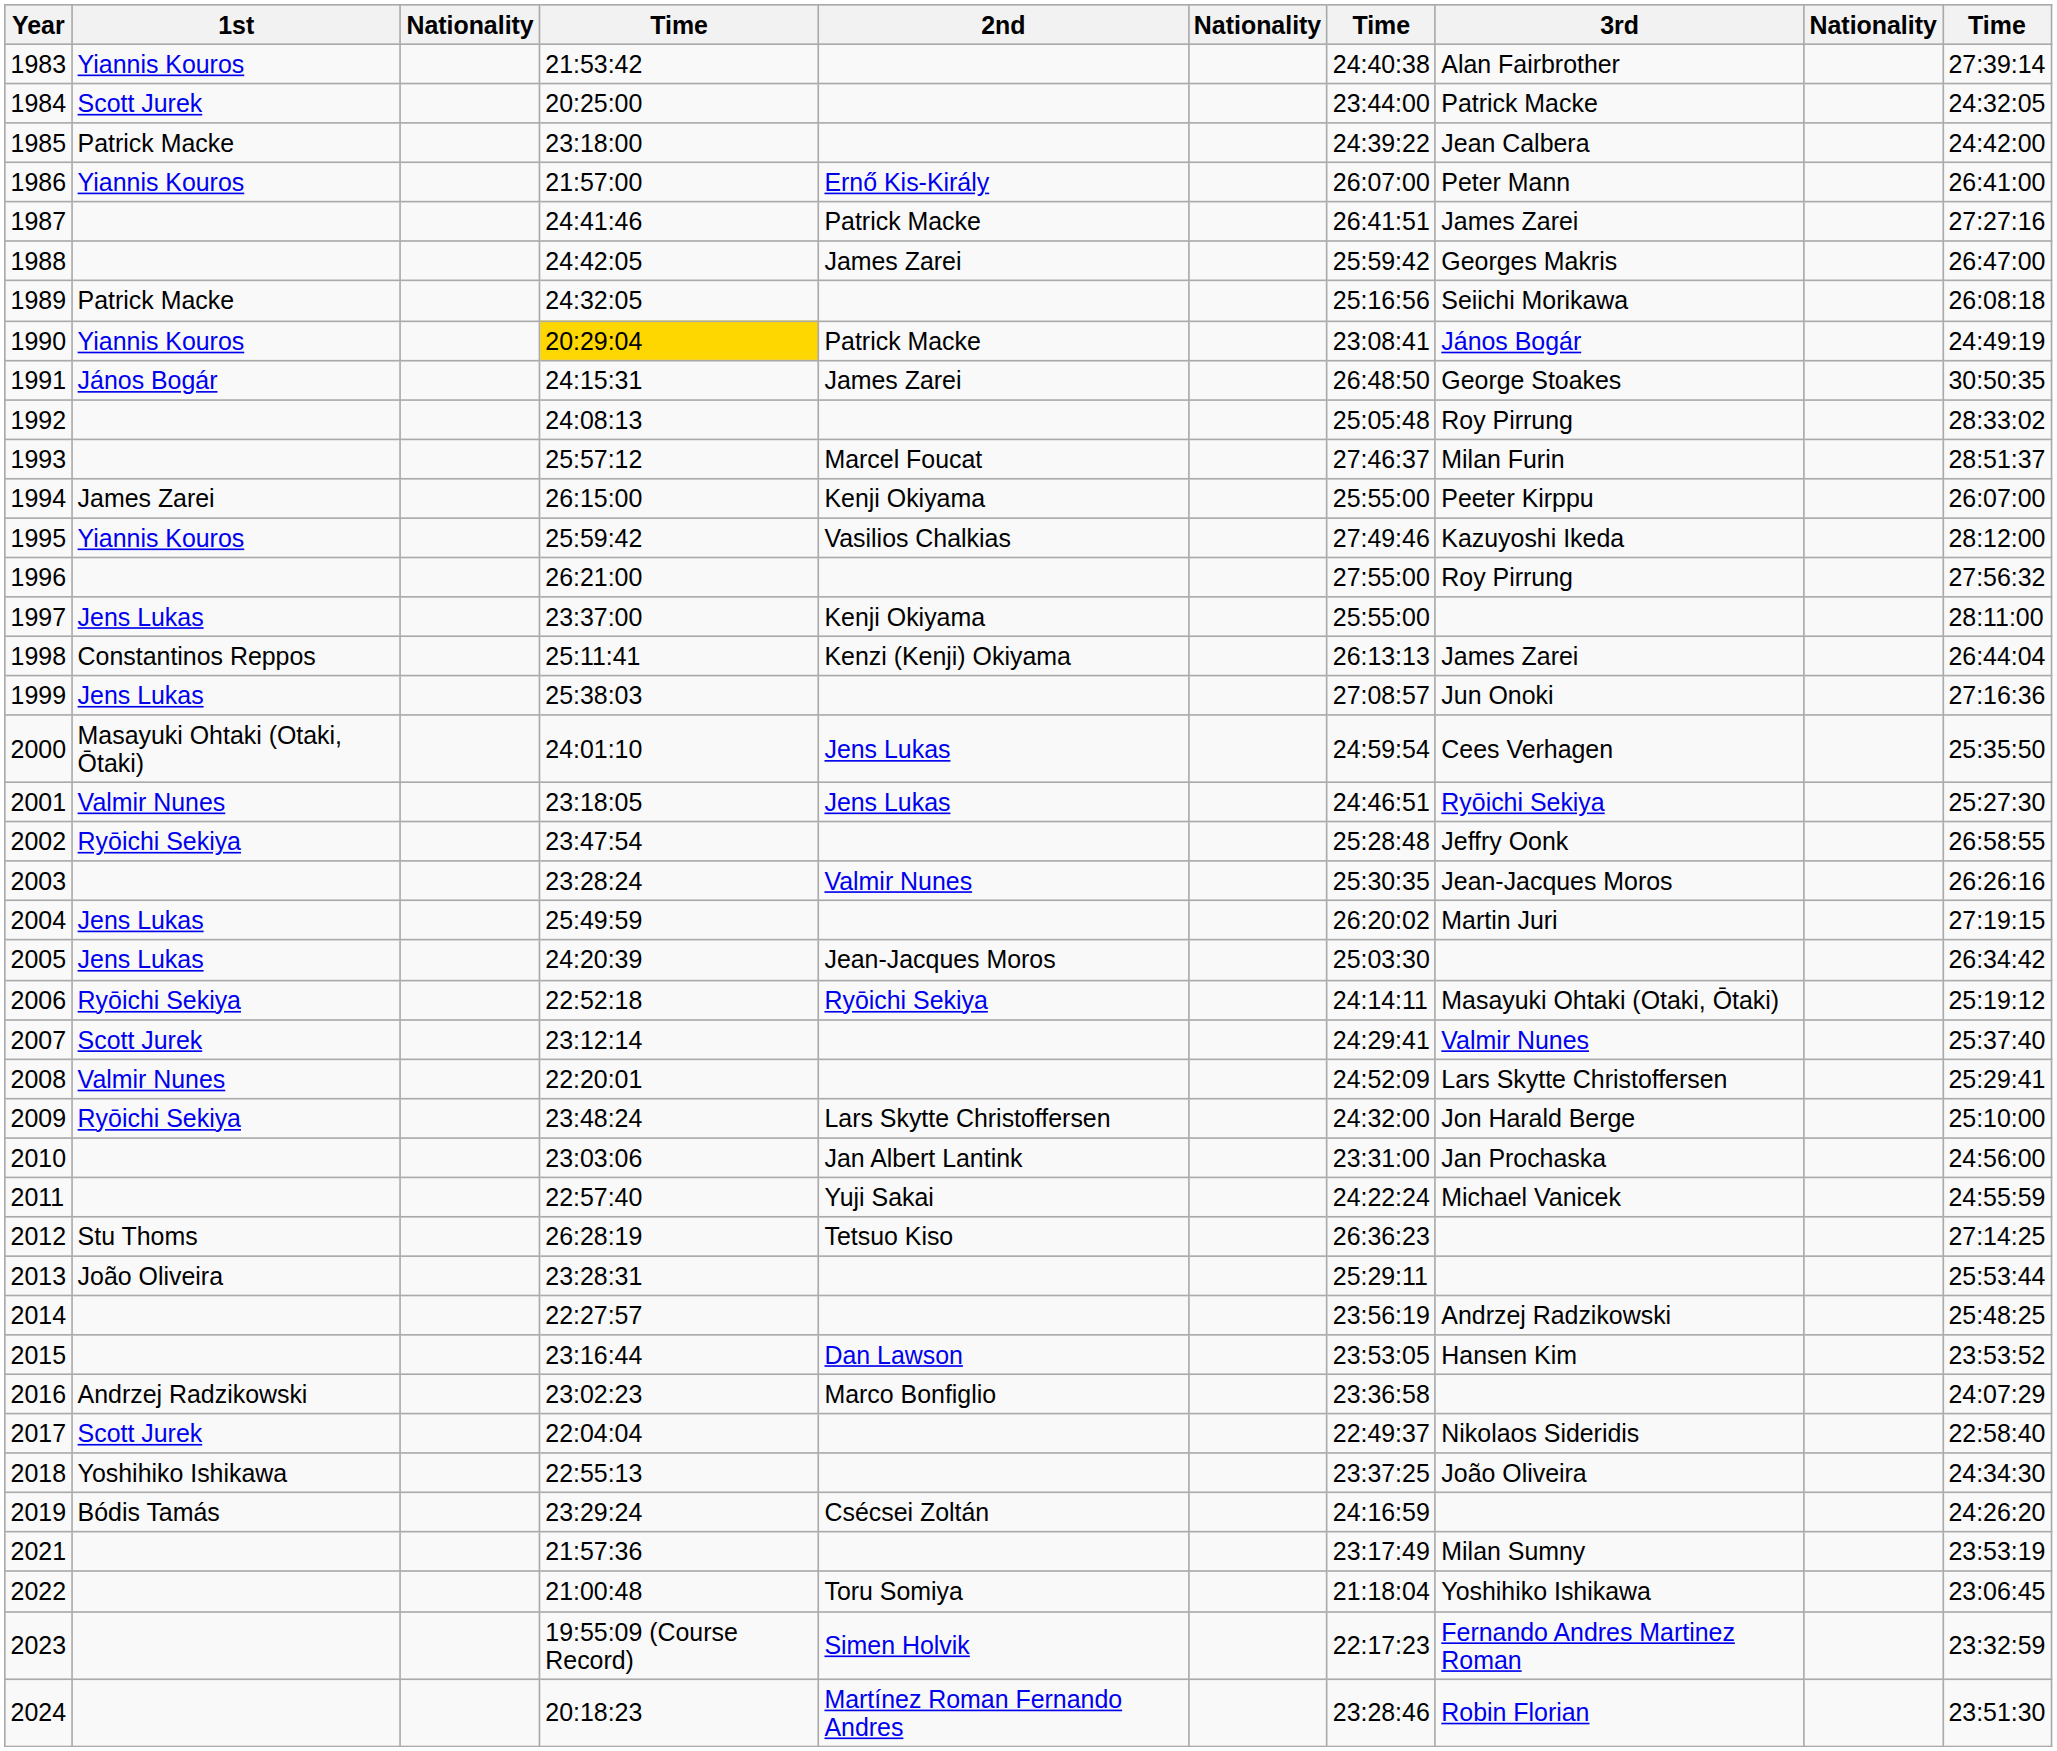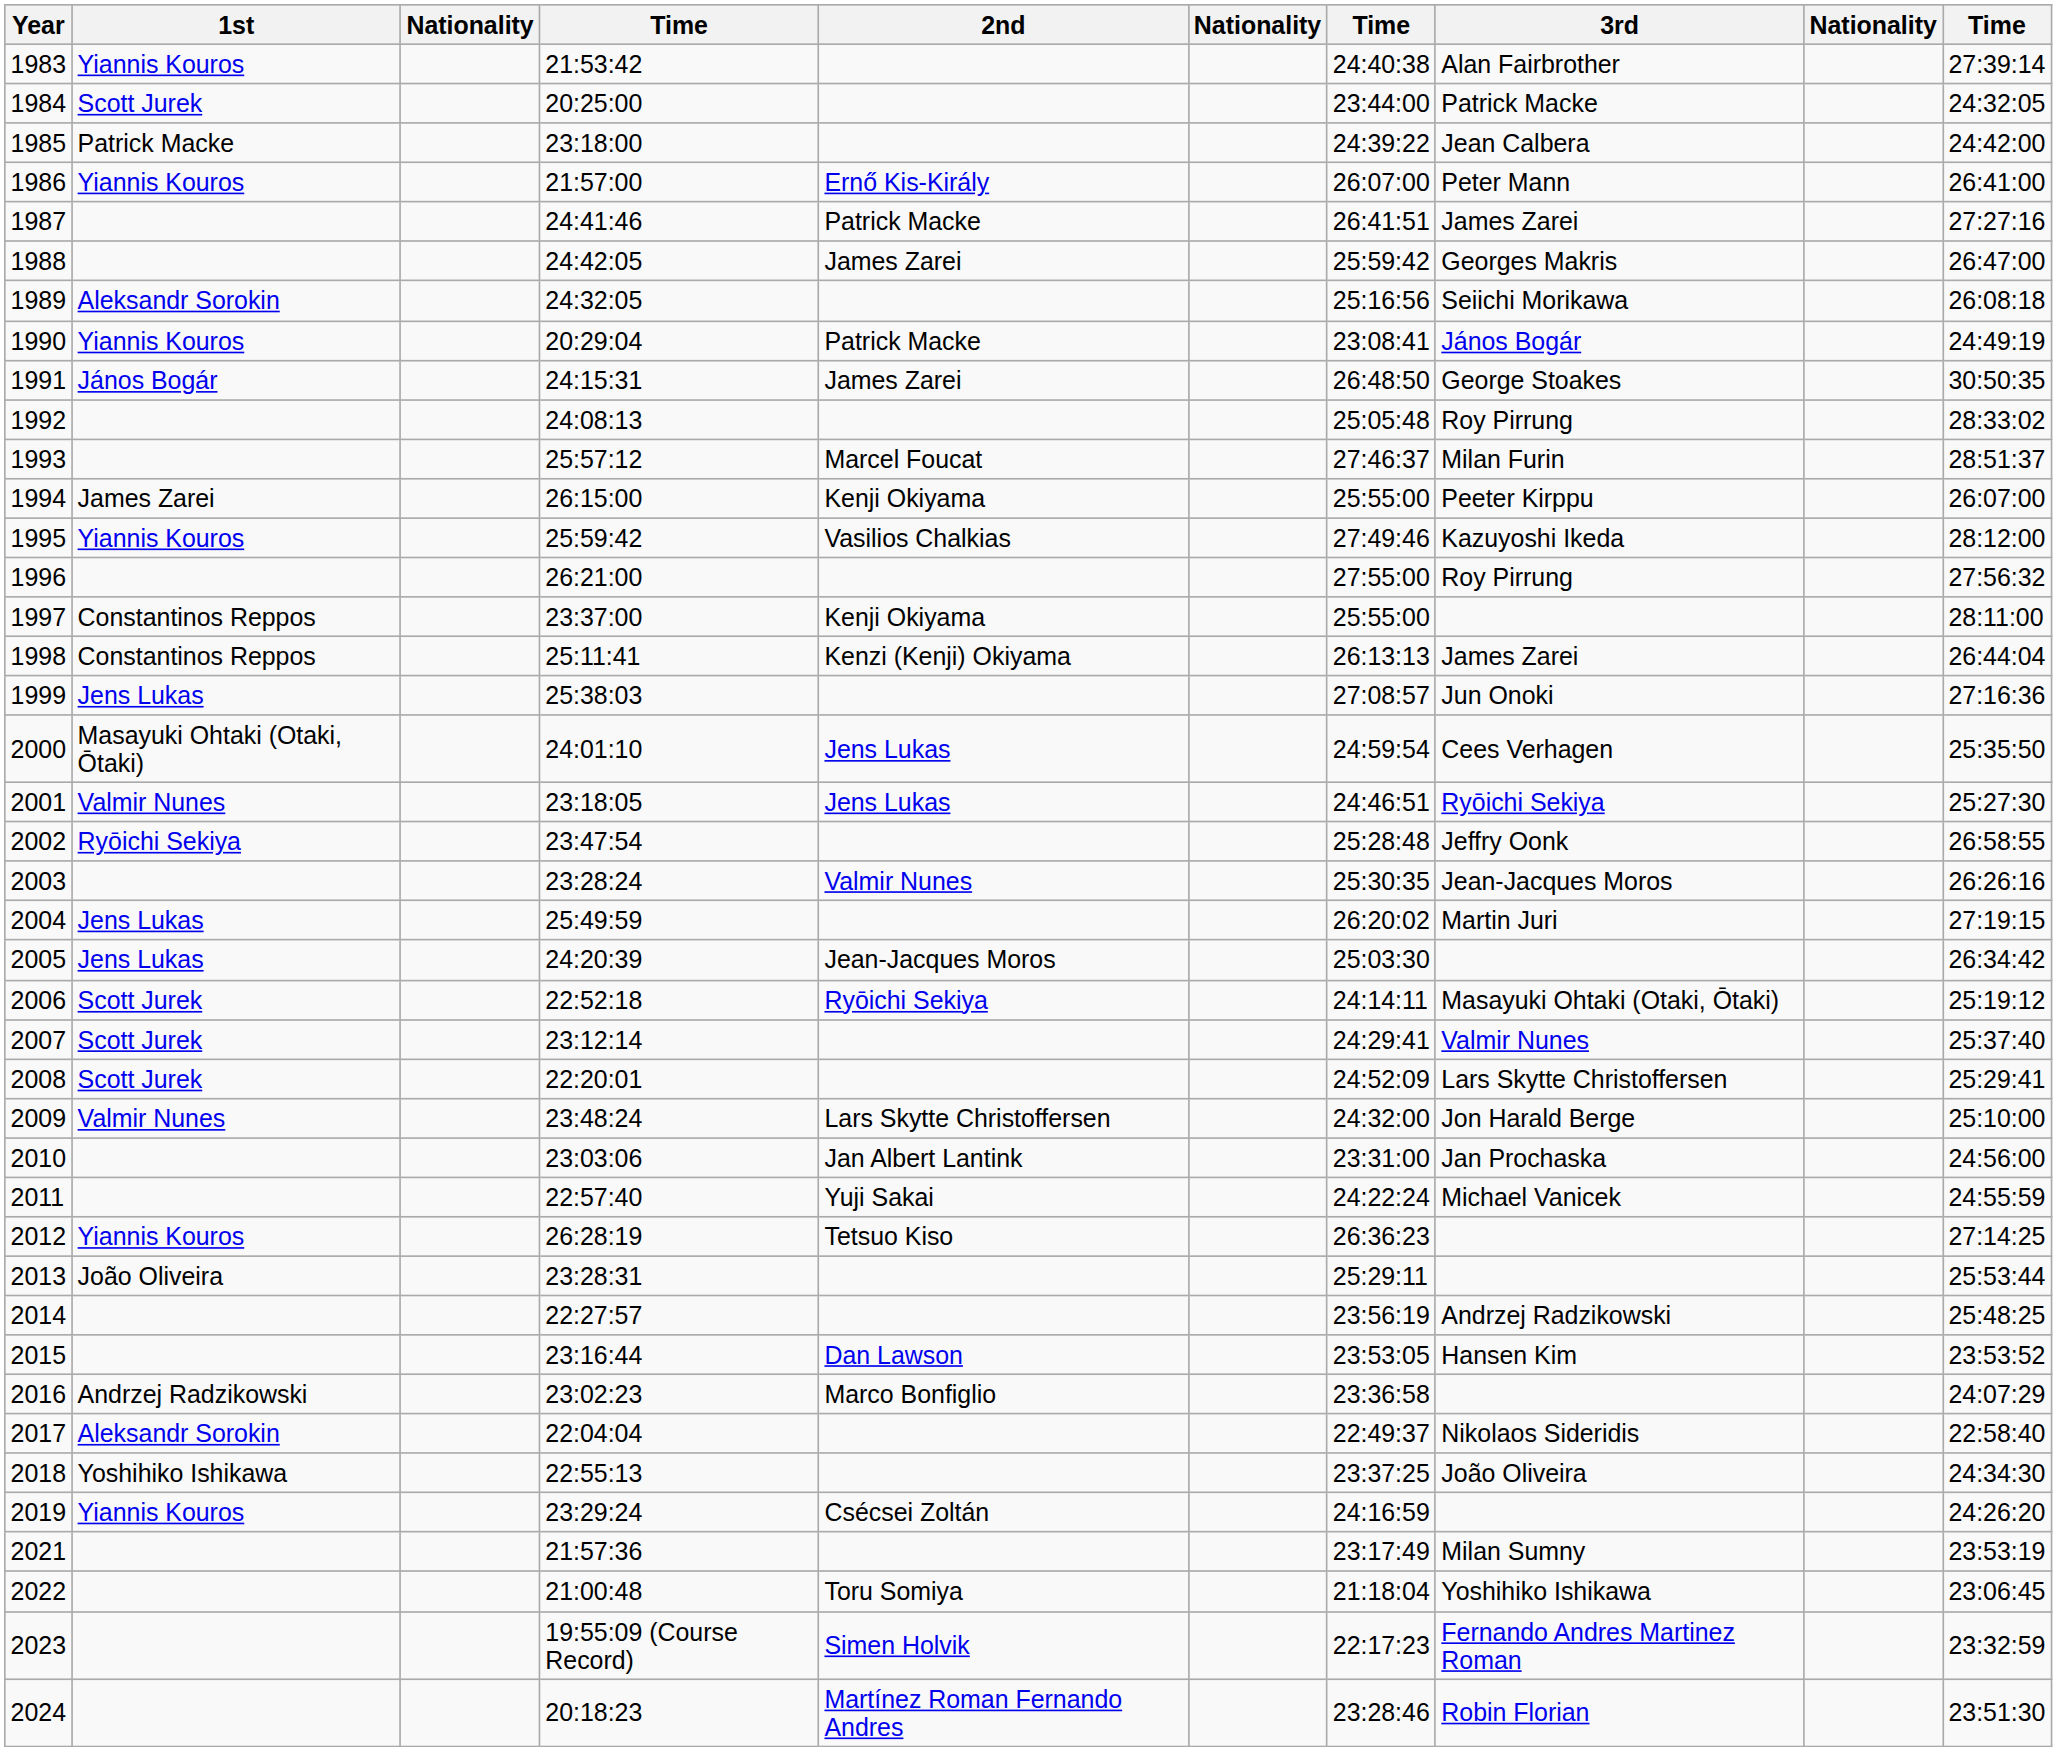(156, 301) Patrick Macke -> (179, 301) Aleksandr Sorokin
(594, 340) gold background -> (594, 340) no background
(141, 617) Jens Lukas -> (197, 617) Constantinos Reppos
(159, 1000) Ryōichi Sekiya -> (140, 1000) Scott Jurek
(151, 1079) Valmir Nunes -> (140, 1079) Scott Jurek
(159, 1118) Ryōichi Sekiya -> (151, 1118) Valmir Nunes
(138, 1236) Stu Thoms -> (161, 1236) Yiannis Kouros
(140, 1434) Scott Jurek -> (179, 1434) Aleksandr Sorokin
(149, 1513) Bódis Tamás -> (161, 1513) Yiannis Kouros
